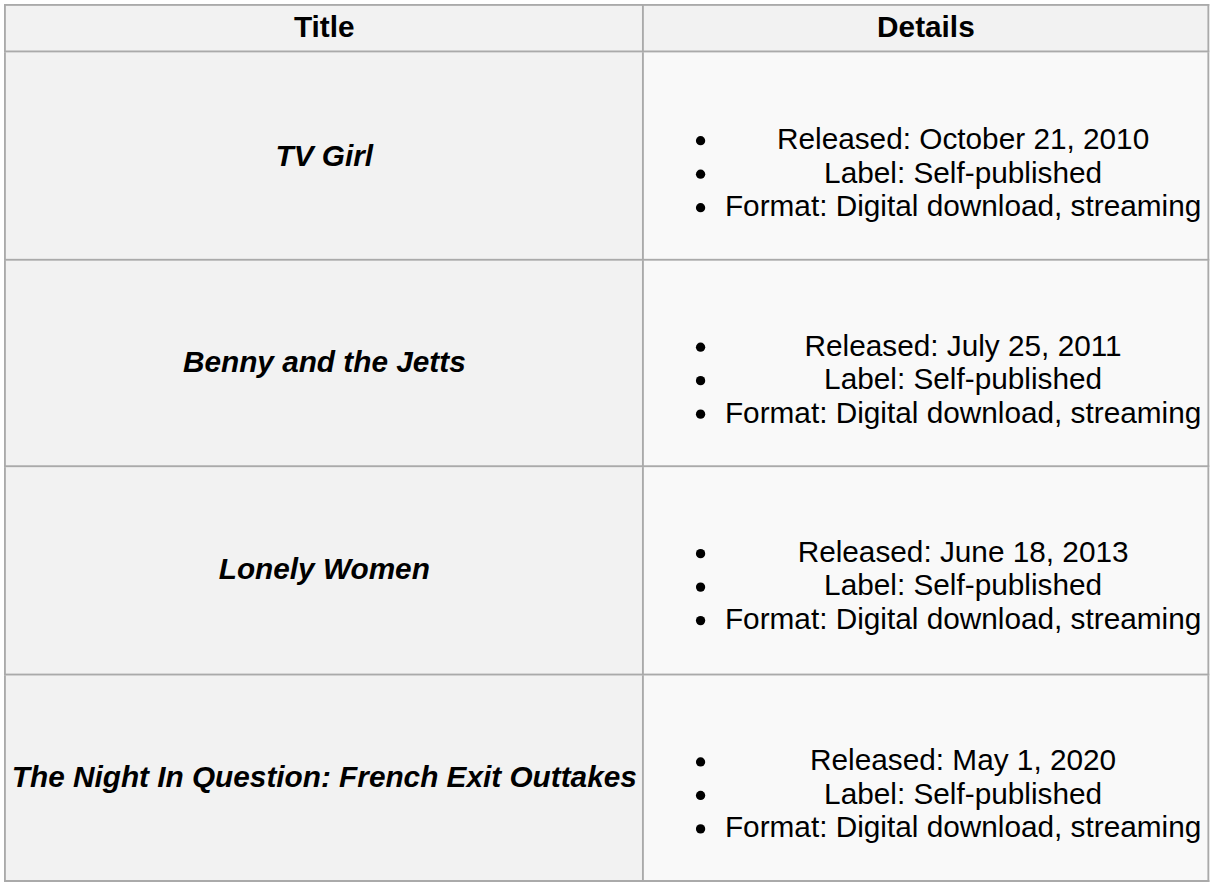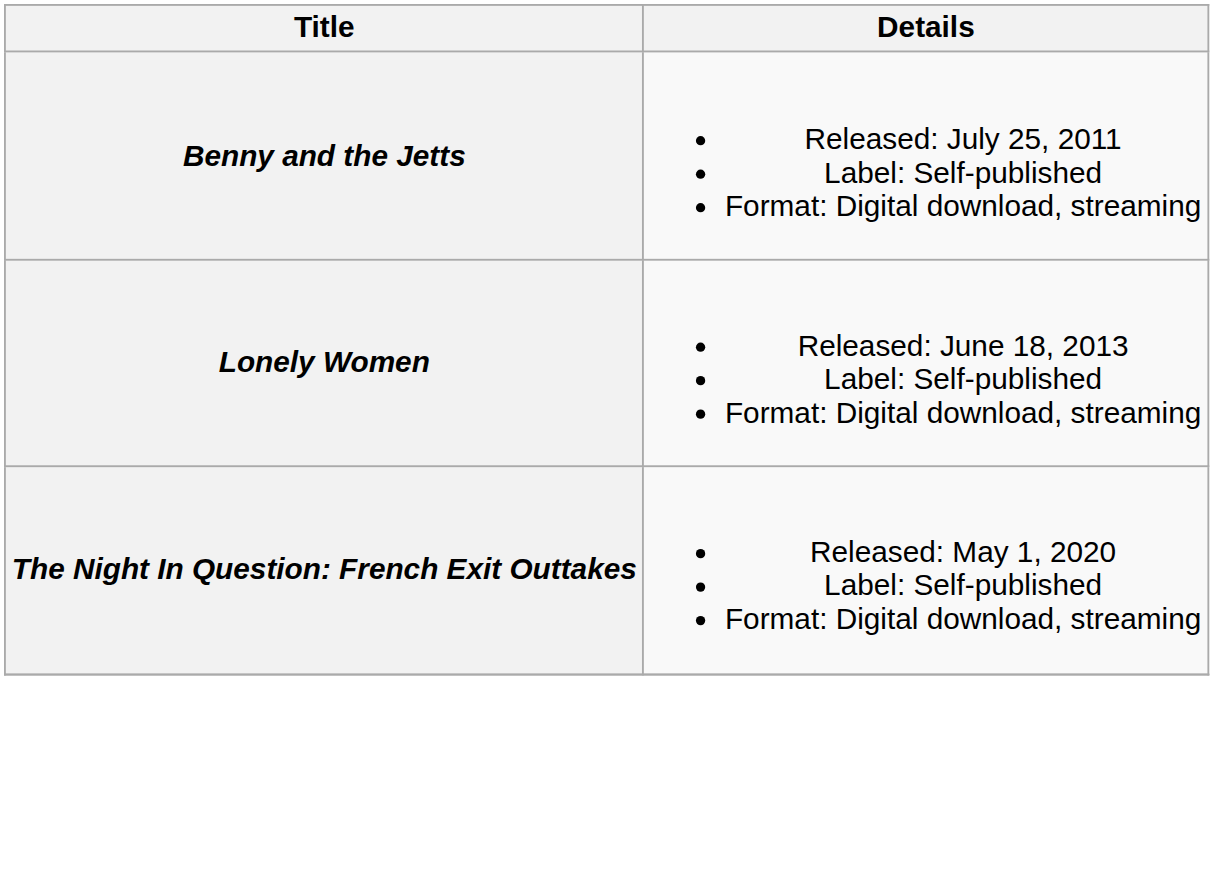- row: (324, 155)
